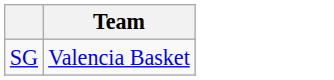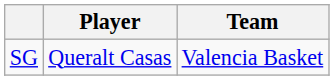+ column: (110, 22)
